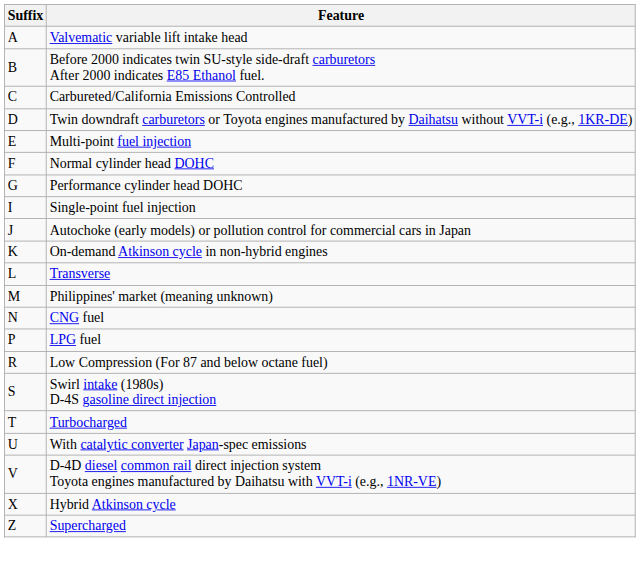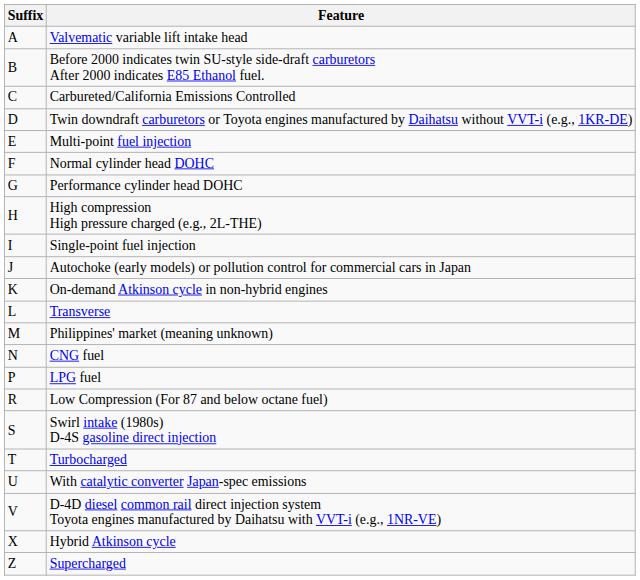+ row: (156, 215)
